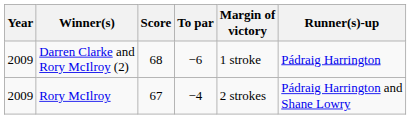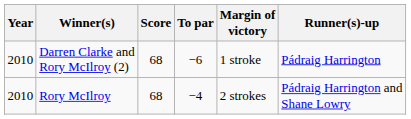(20, 59) 2009 -> (20, 59) 2010
(20, 96) 2009 -> (20, 96) 2010
(156, 96) 67 -> (156, 96) 68
